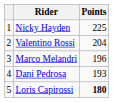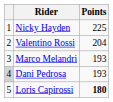(99, 59) 196 -> (99, 59) 193
(9, 74) no background -> (9, 74) lightgrey background
